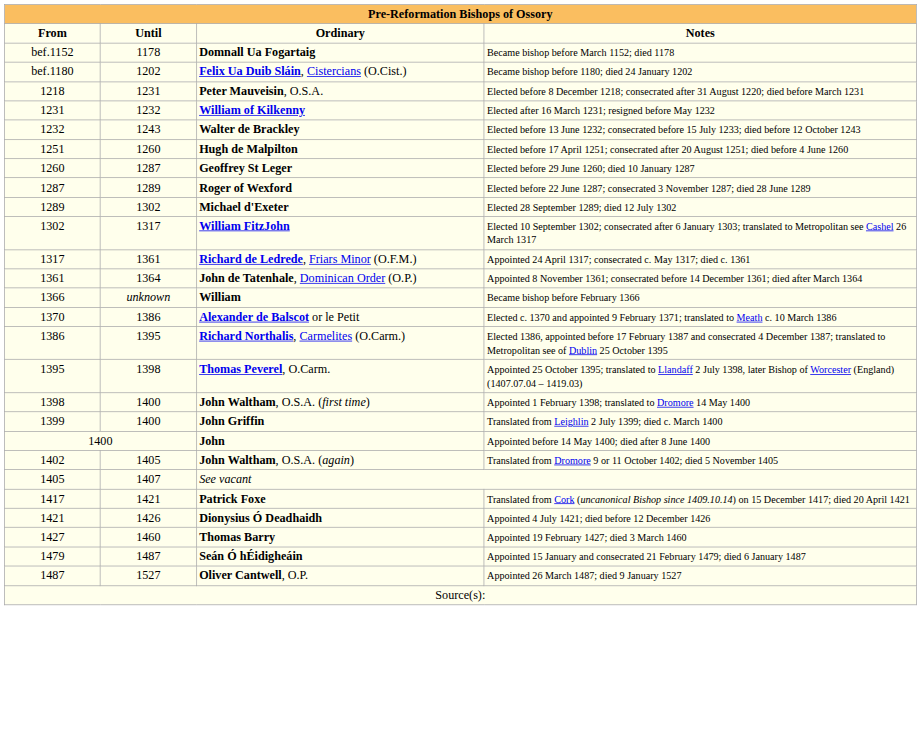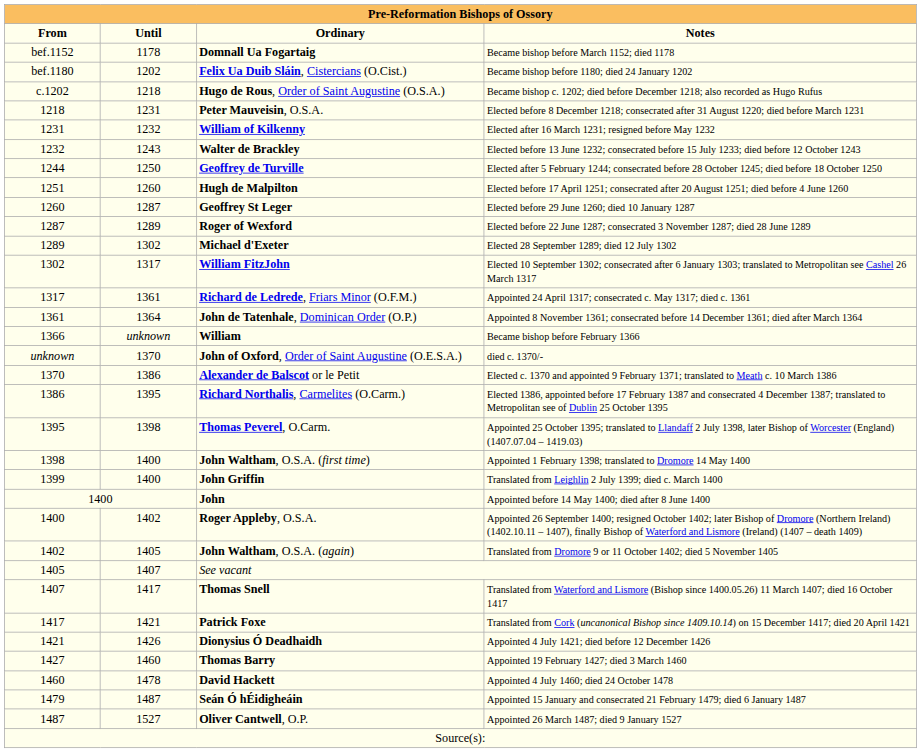+ row: (322, 91)
+ row: (251, 168)
+ row: (331, 355)
+ row: (258, 518)
+ row: (234, 589)
+ row: (237, 680)
